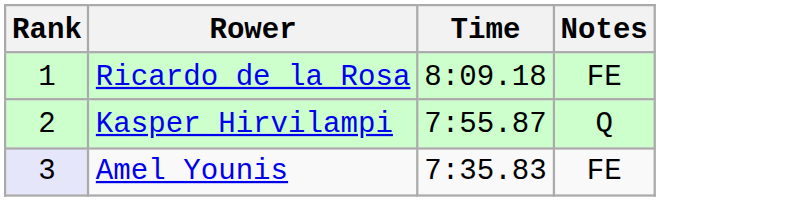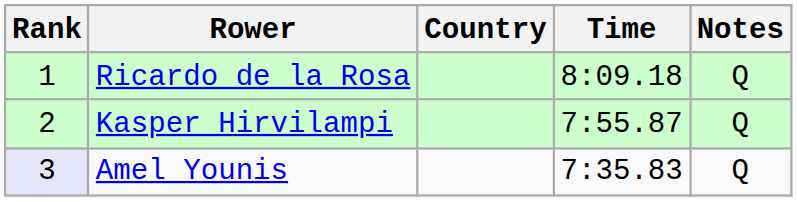+ column: (485, 29)
(604, 76) FE -> (740, 76) Q
(604, 171) FE -> (740, 171) Q
